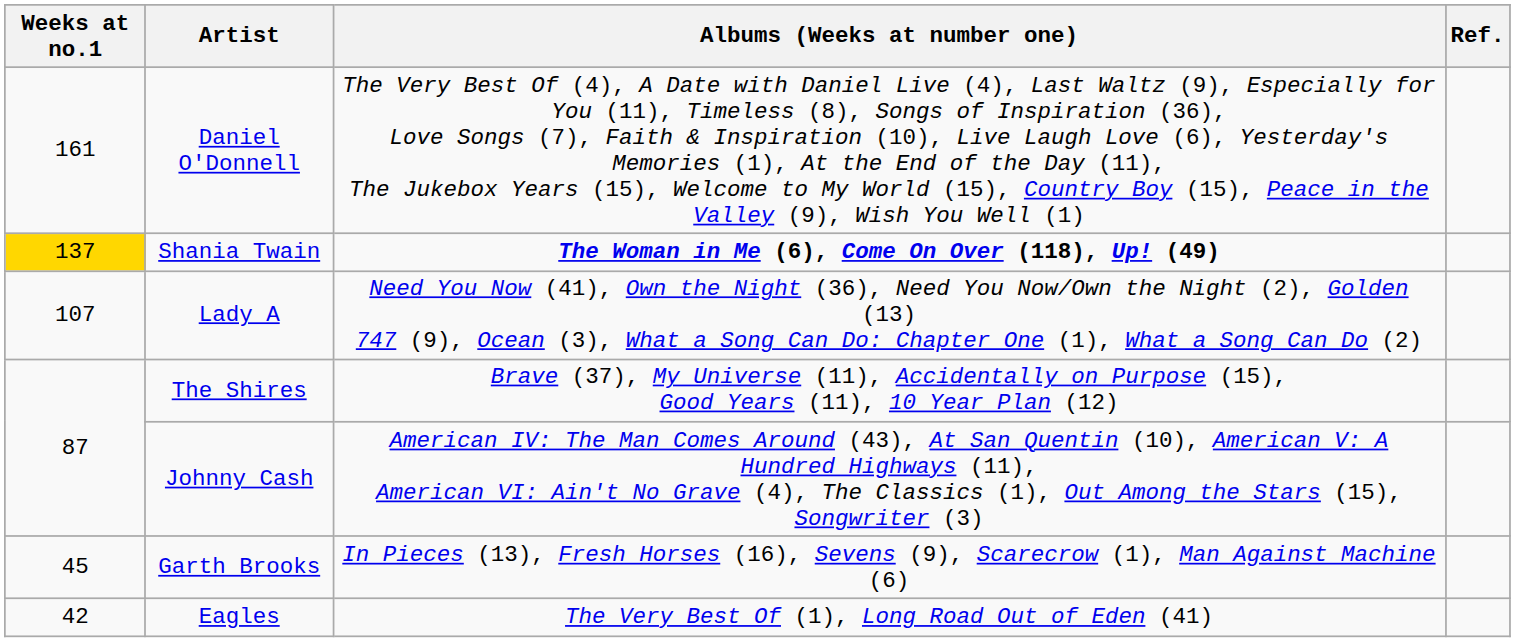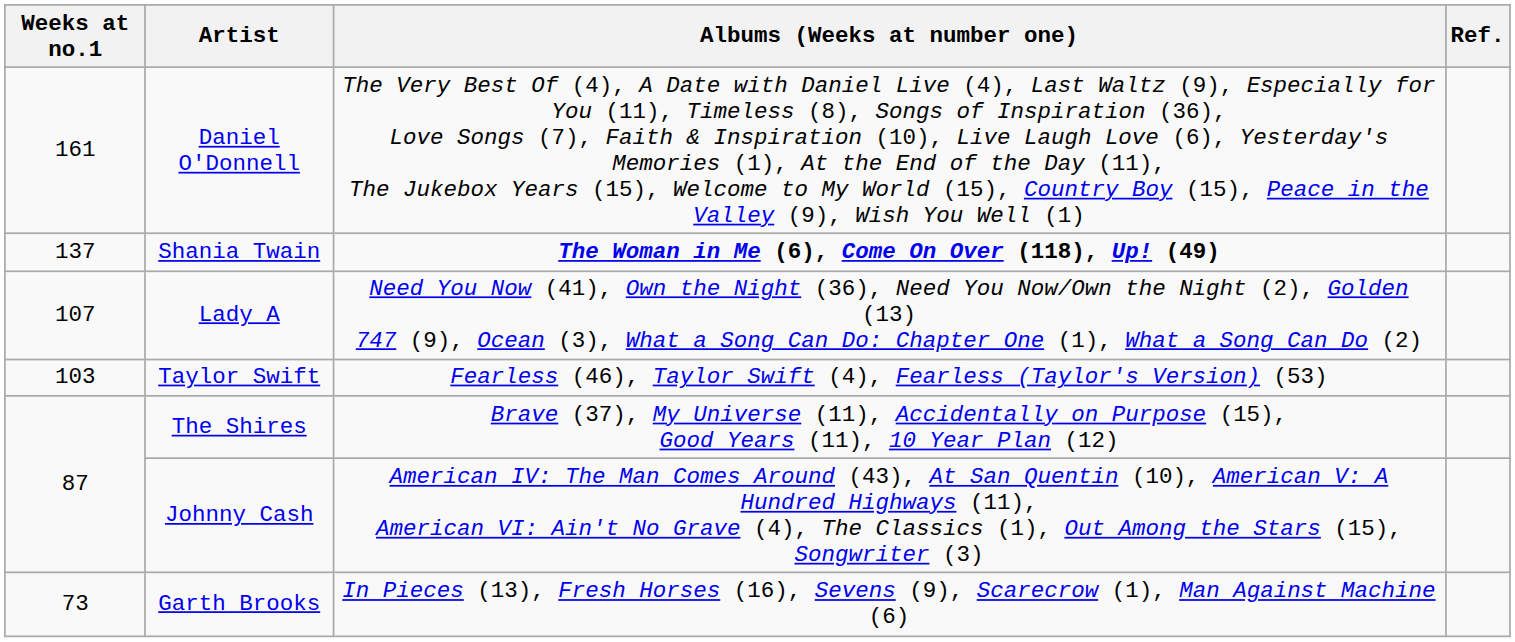(75, 252) gold background -> (75, 252) no background
+ row: (239, 377)
(75, 567) 45 -> (75, 604) 73
- row: (239, 617)
